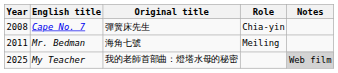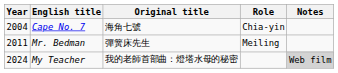(17, 27) 2008 -> (17, 27) 2004
(127, 27) 彈簧床先生 -> (123, 27) 海角七號
(123, 43) 海角七號 -> (127, 43) 彈簧床先生
(17, 60) 2025 -> (17, 60) 2024
